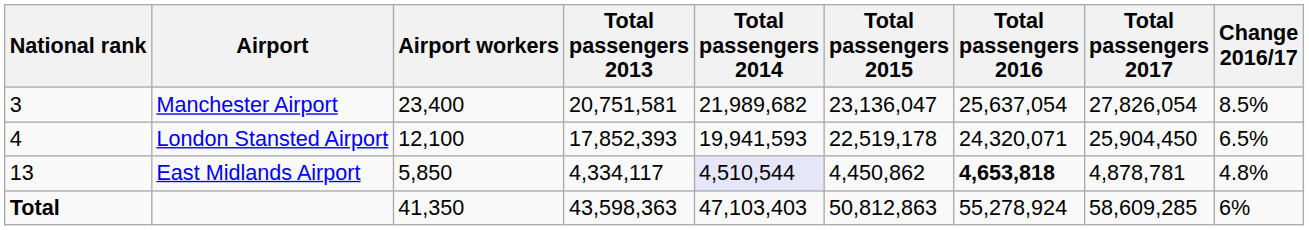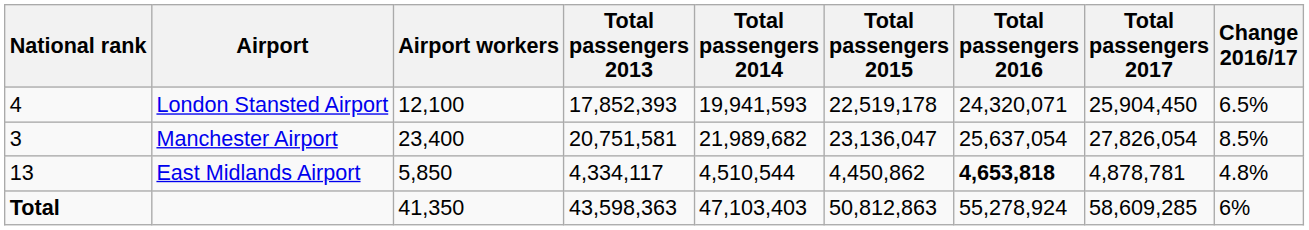rows swapped: (247, 104) <-> (272, 138)
(747, 172) lavender background -> (747, 172) no background
